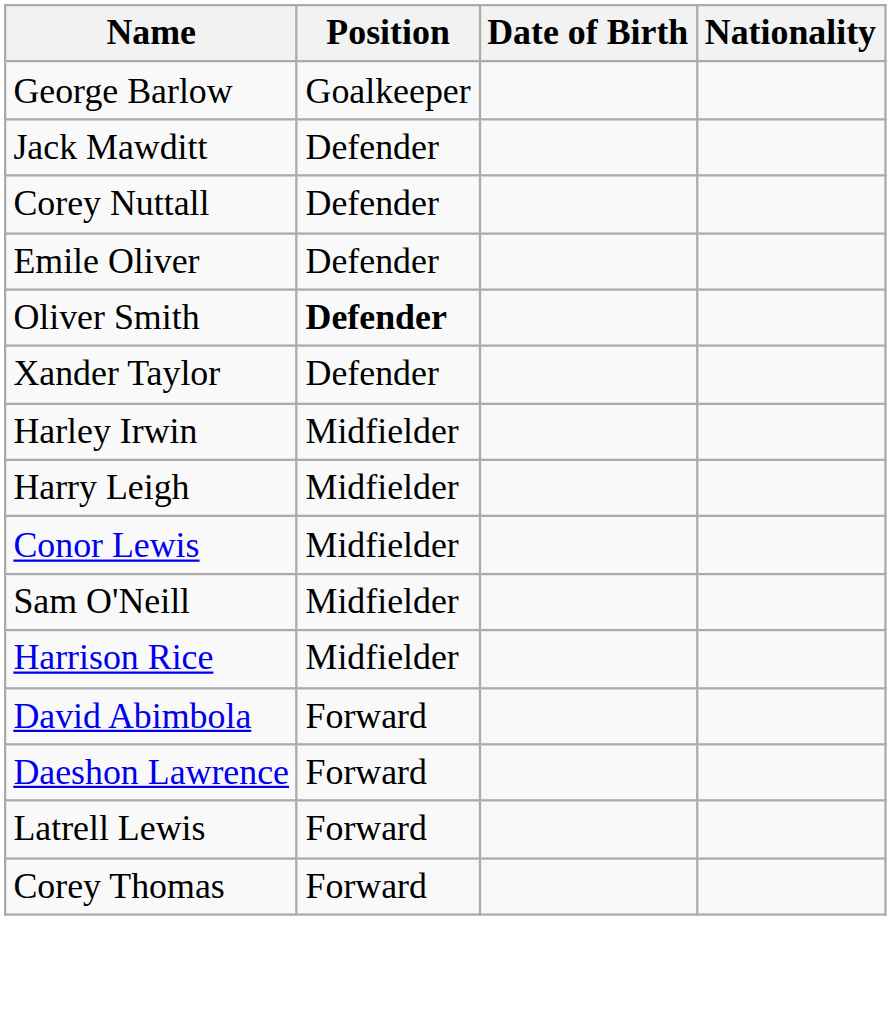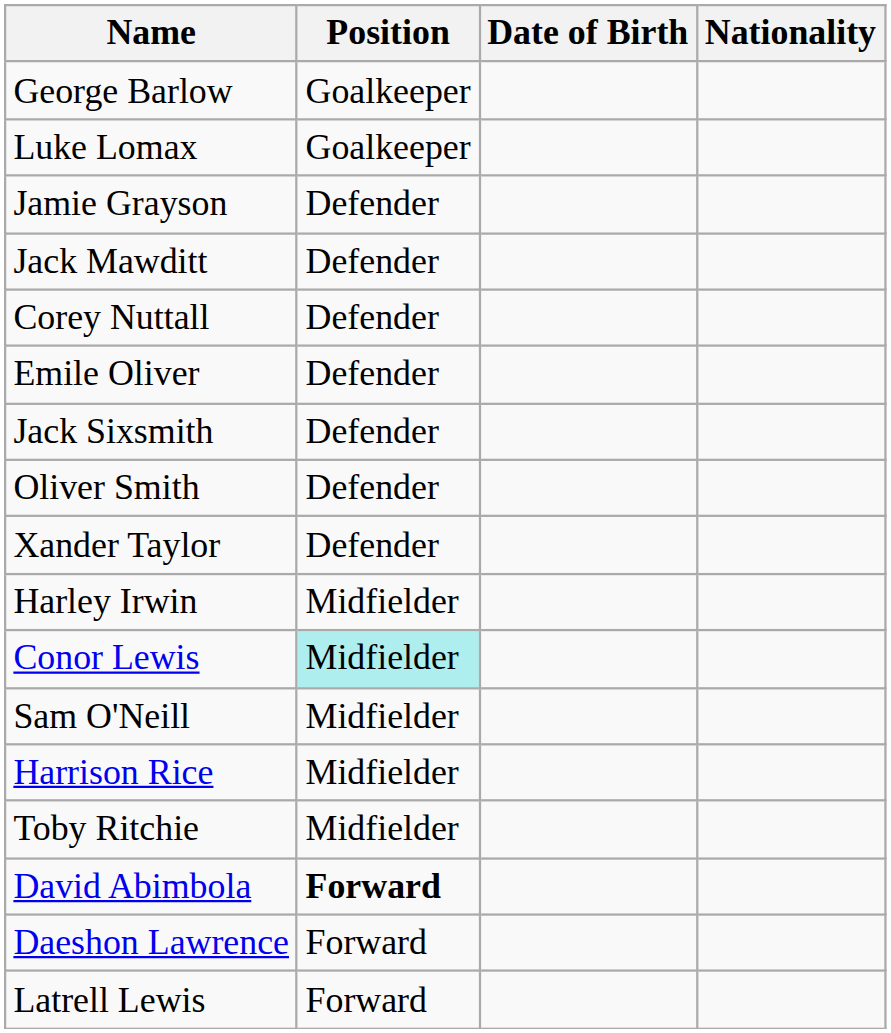+ row: (105, 146)
+ row: (120, 203)
+ row: (113, 430)
(376, 317) bold -> (372, 487) normal
- row: (101, 487)
(382, 544) no background -> (382, 658) paleturquoise background
+ row: (106, 828)
(366, 714) normal -> (373, 885) bold
- row: (119, 885)
